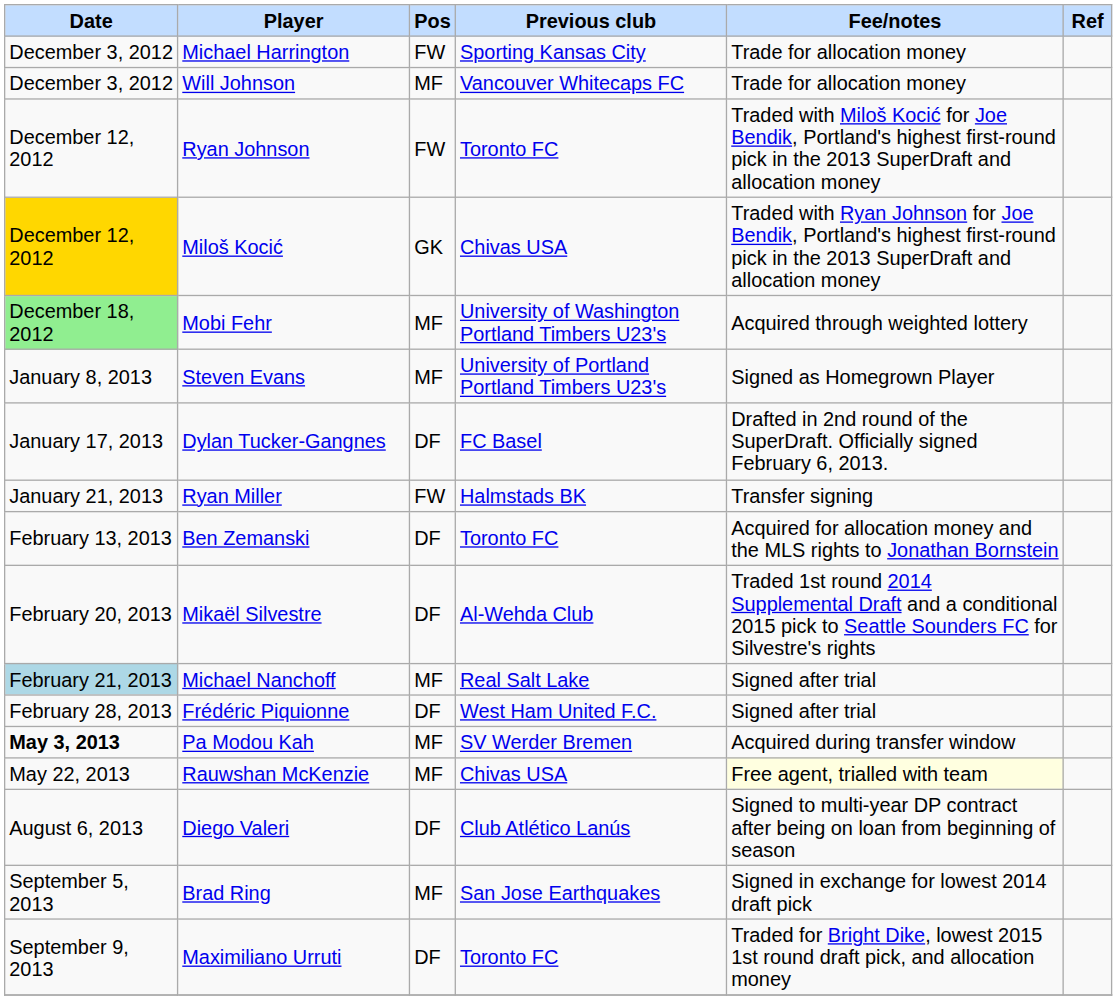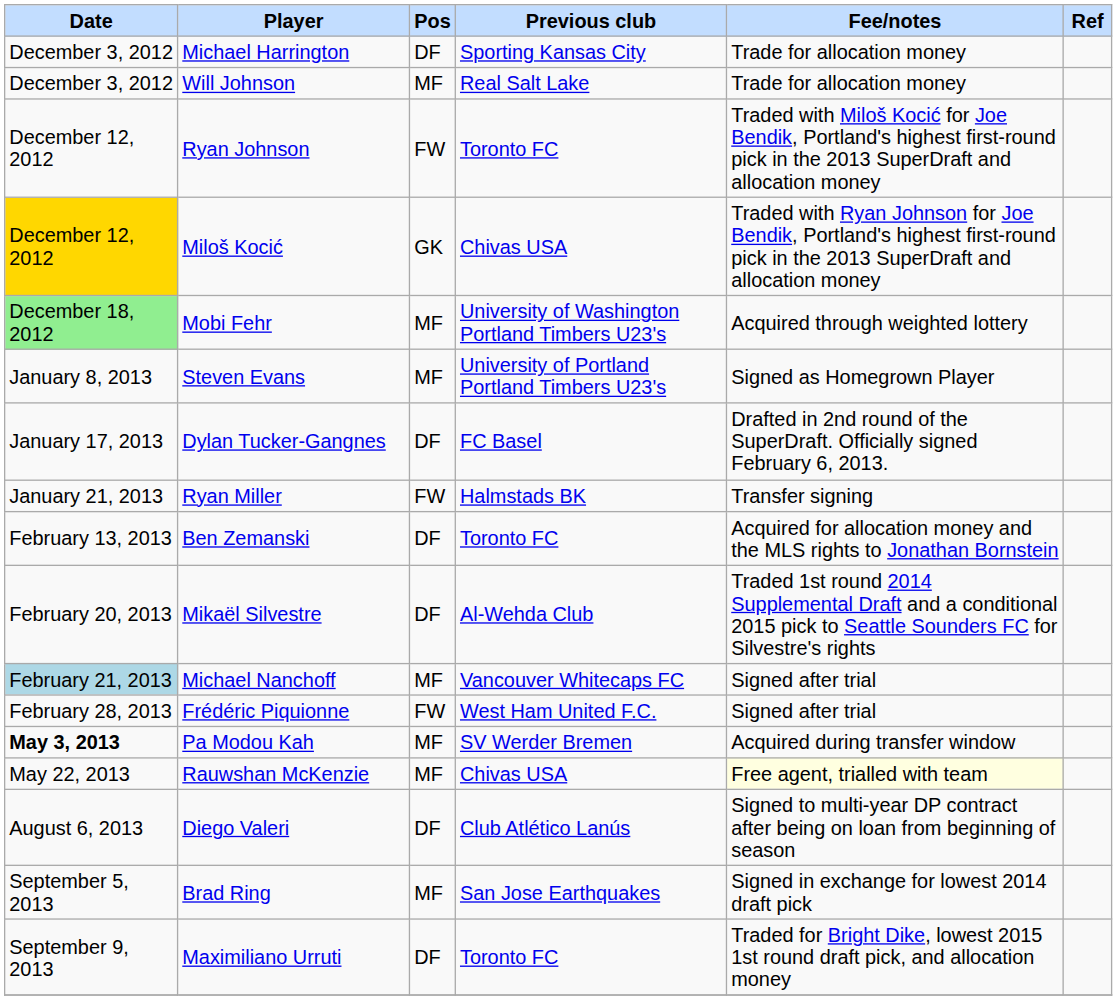(430, 52) FW -> (427, 52) DF
(572, 84) Vancouver Whitecaps FC -> (525, 84) Real Salt Lake
(525, 679) Real Salt Lake -> (572, 679) Vancouver Whitecaps FC
(427, 711) DF -> (430, 711) FW
